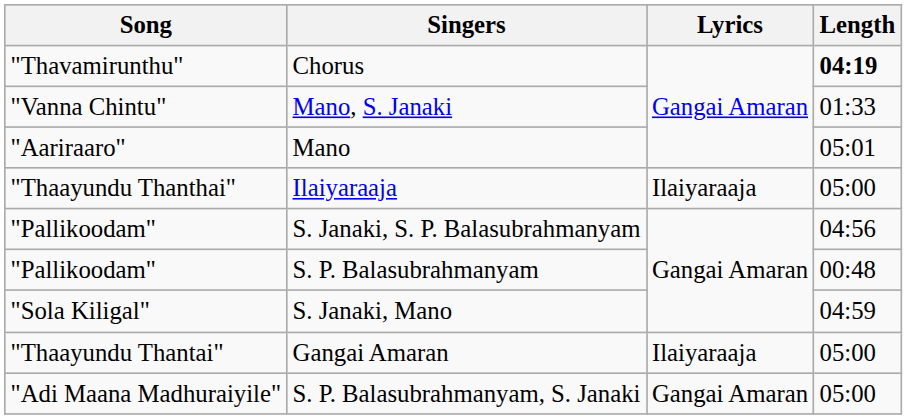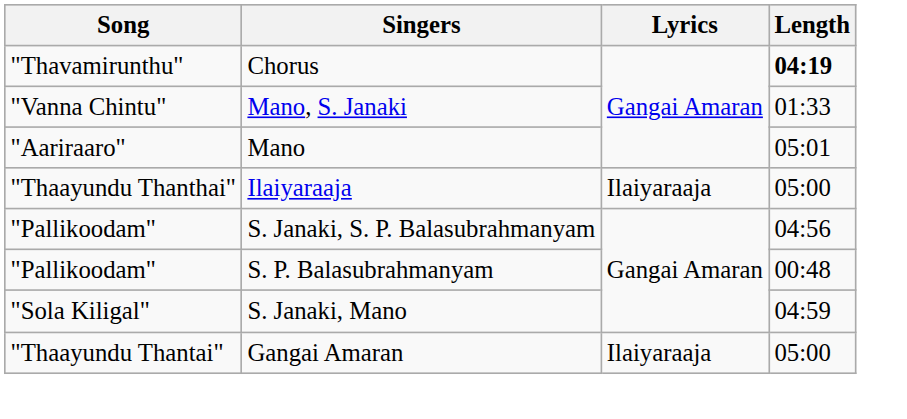- row: (466, 392)
